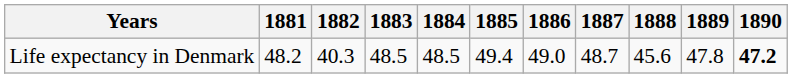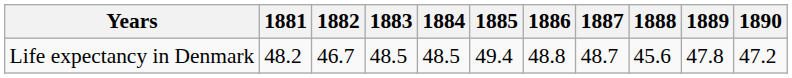(336, 55) 40.3 -> (336, 55) 46.7
(547, 55) 49.0 -> (547, 55) 48.8
(758, 55) bold -> (758, 55) normal
